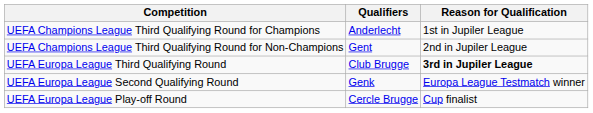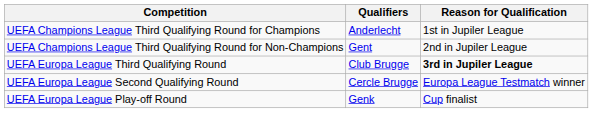(362, 82) Genk -> (383, 82) Cercle Brugge
(383, 99) Cercle Brugge -> (362, 99) Genk
